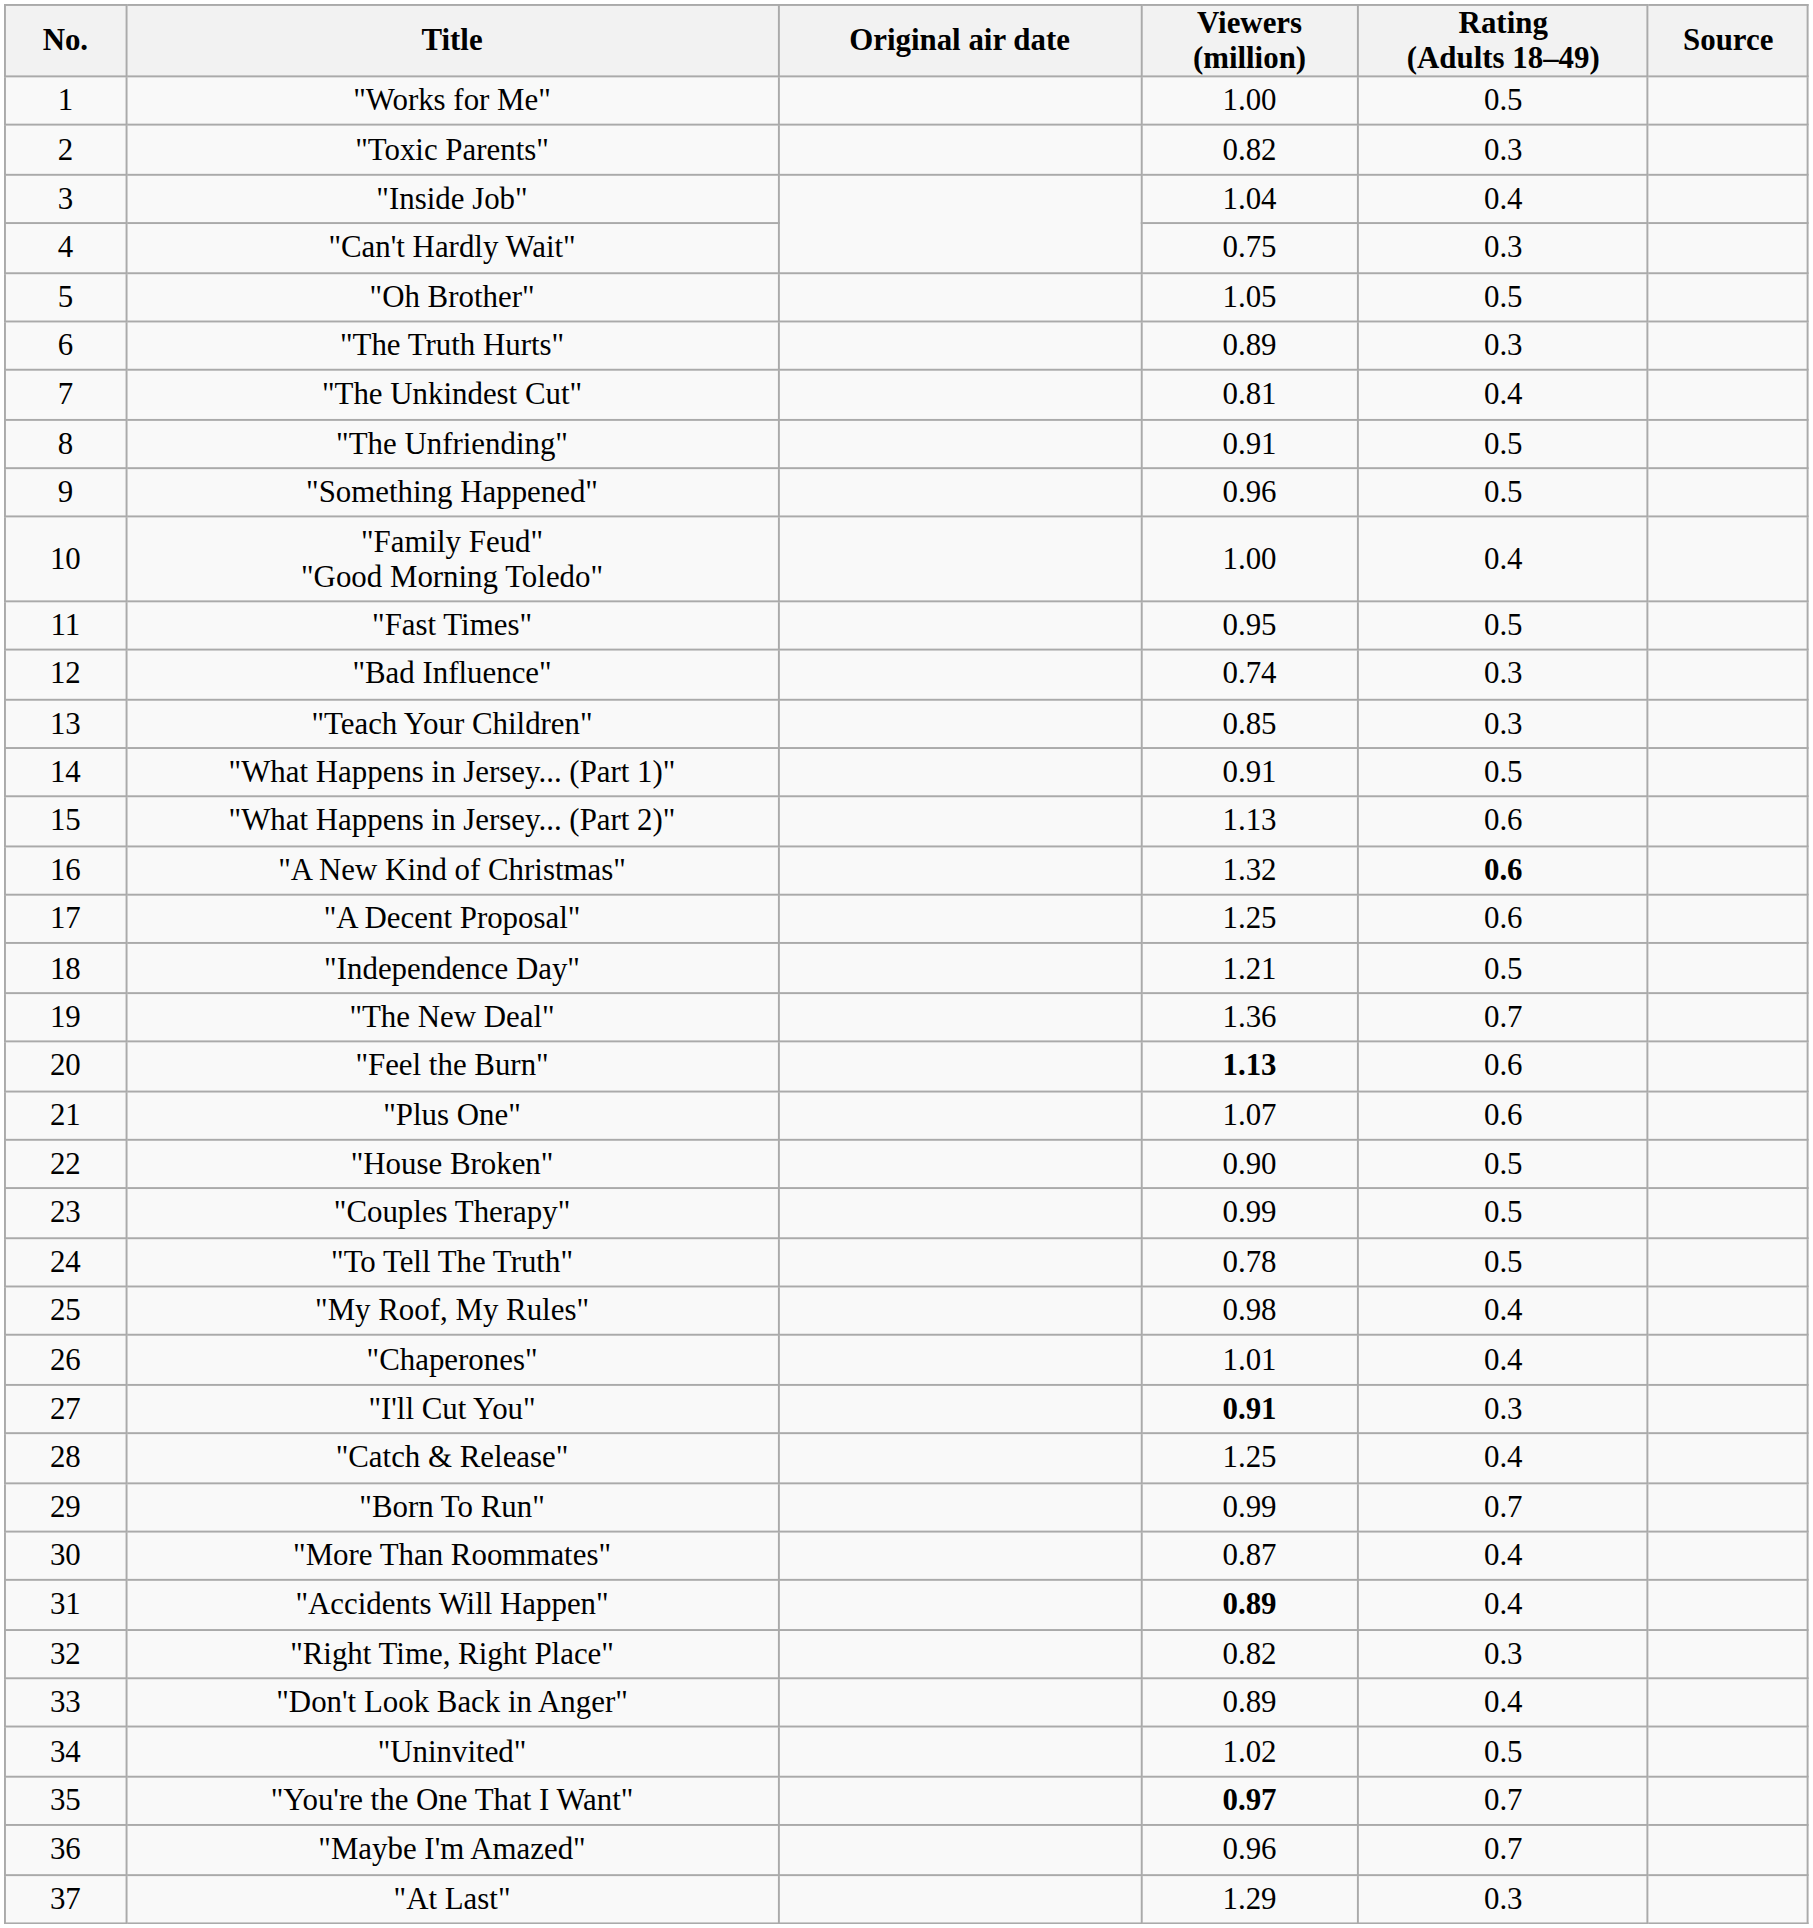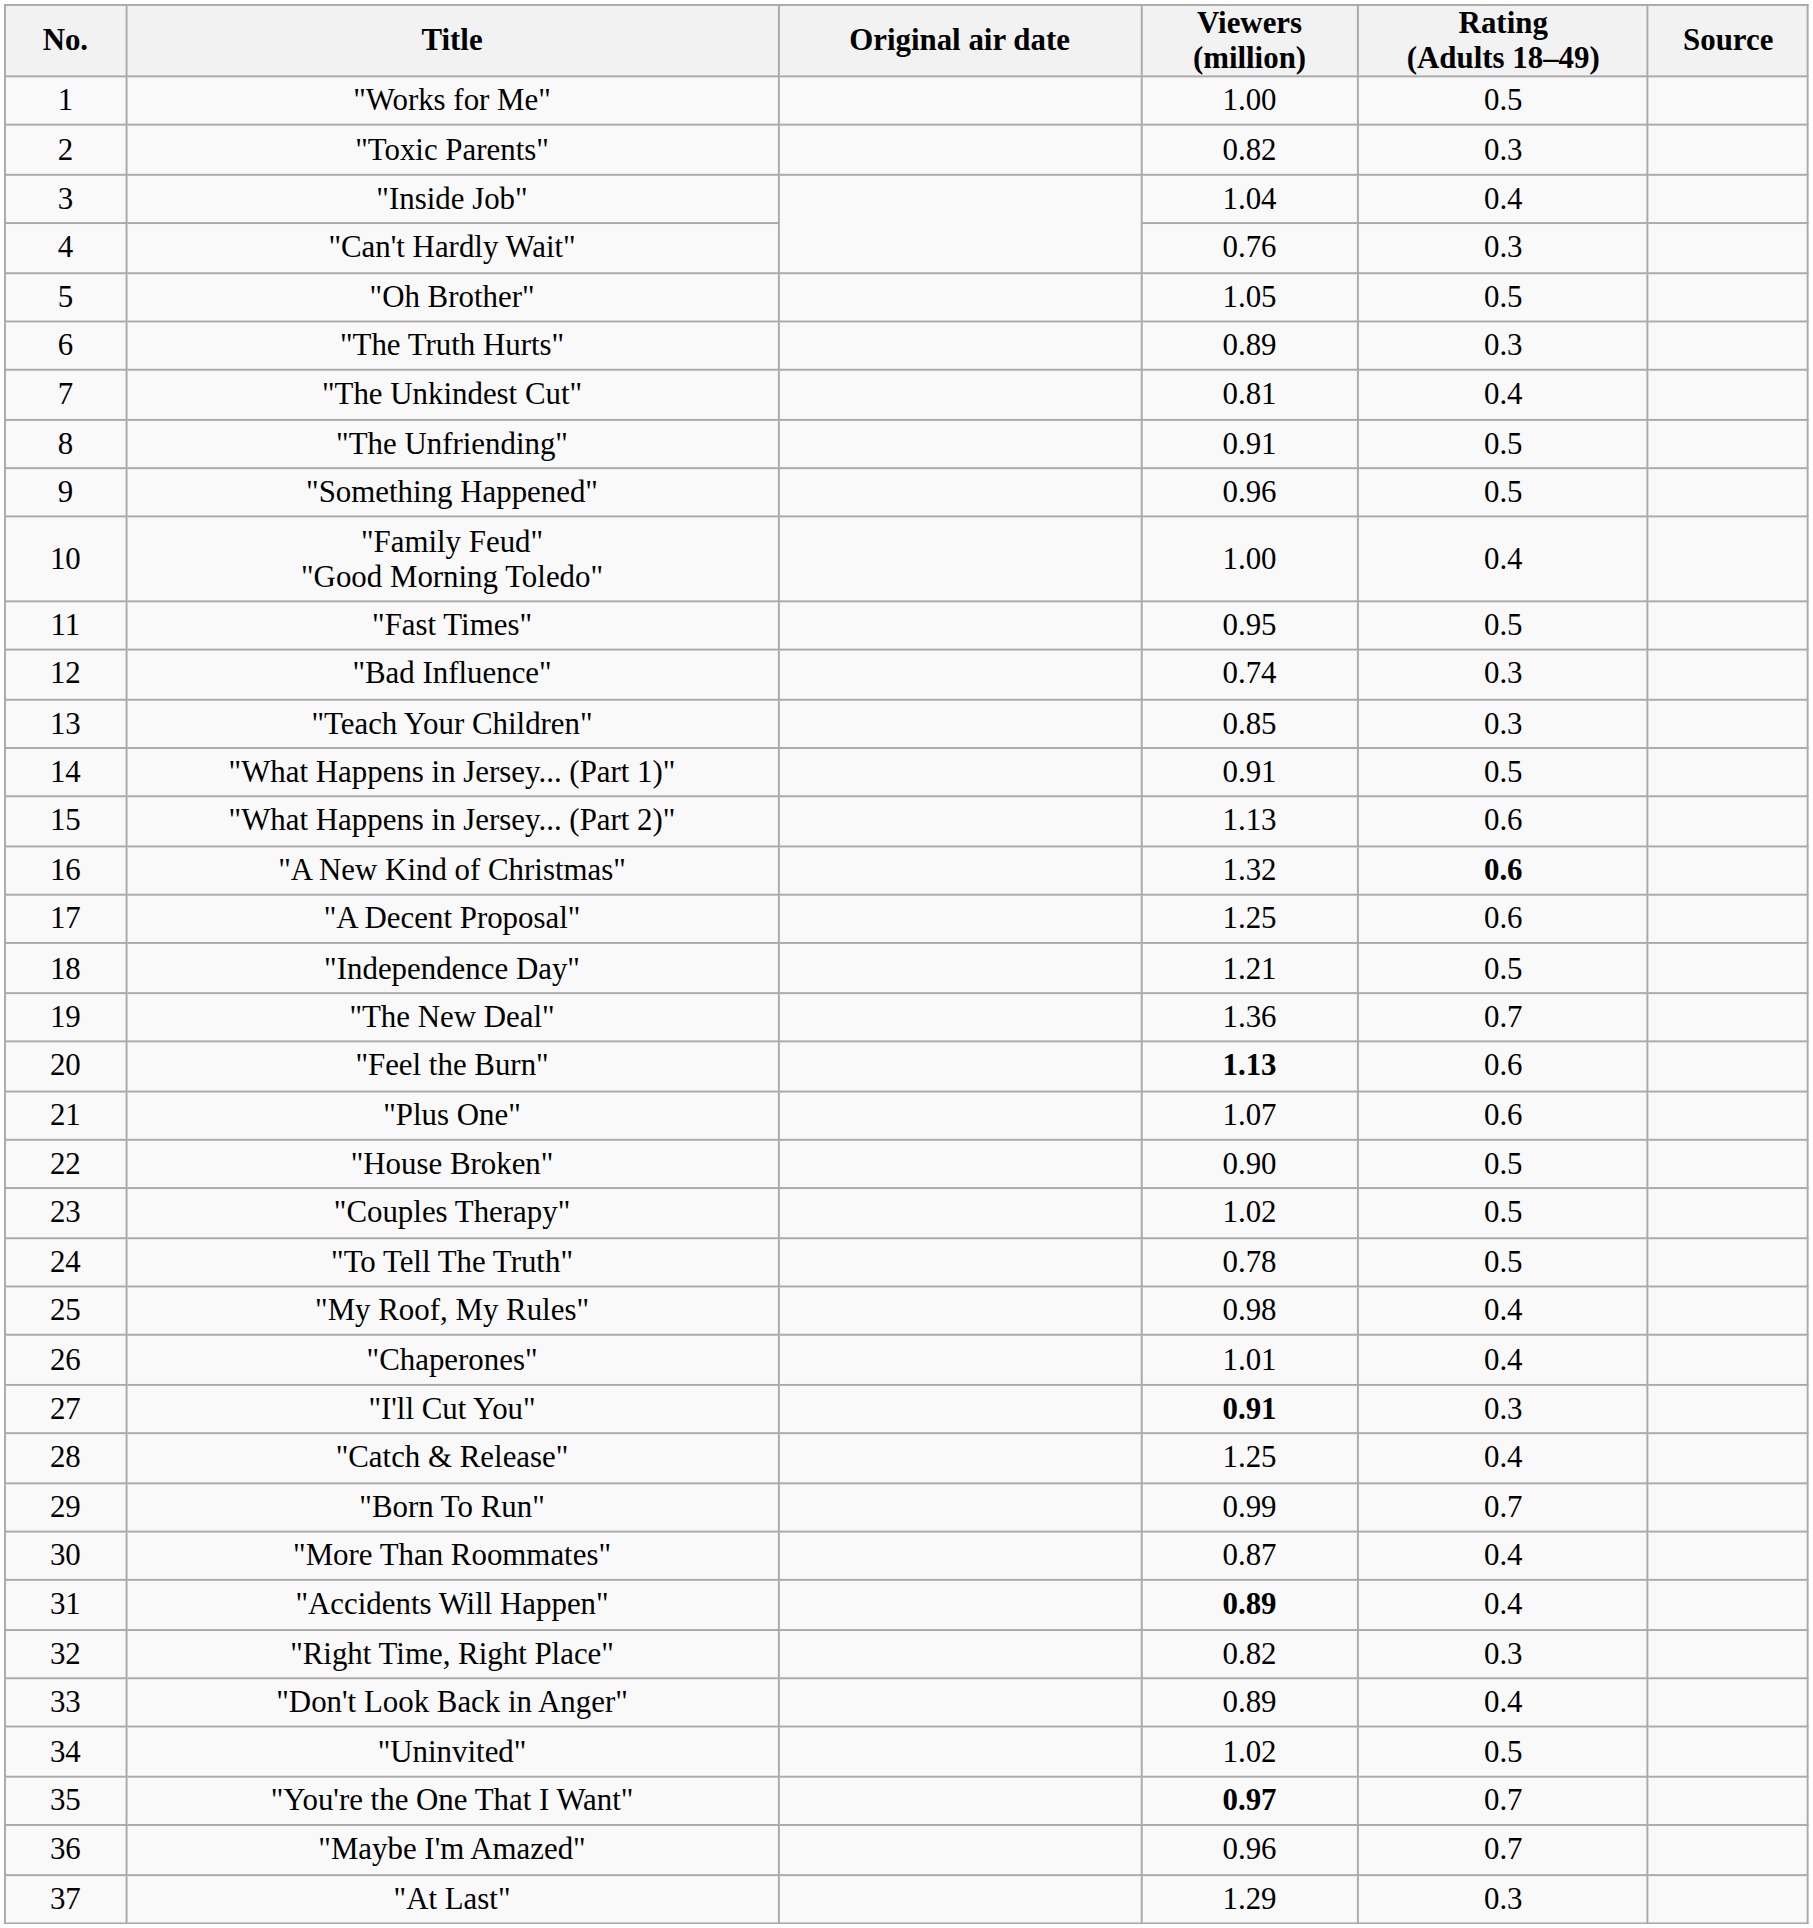(1250, 247) 0.75 -> (1250, 247) 0.76
(1250, 1212) 0.99 -> (1250, 1212) 1.02
